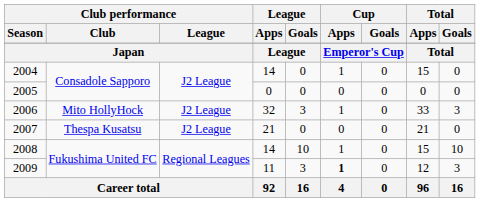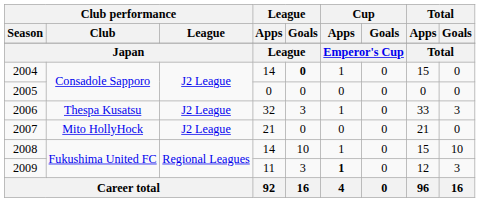(303, 71) normal -> (303, 71) bold
(103, 110) Mito HollyHock -> (103, 110) Thespa Kusatsu
(103, 129) Thespa Kusatsu -> (103, 129) Mito HollyHock
